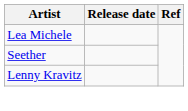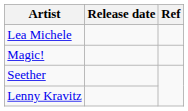+ row: (26, 55)
